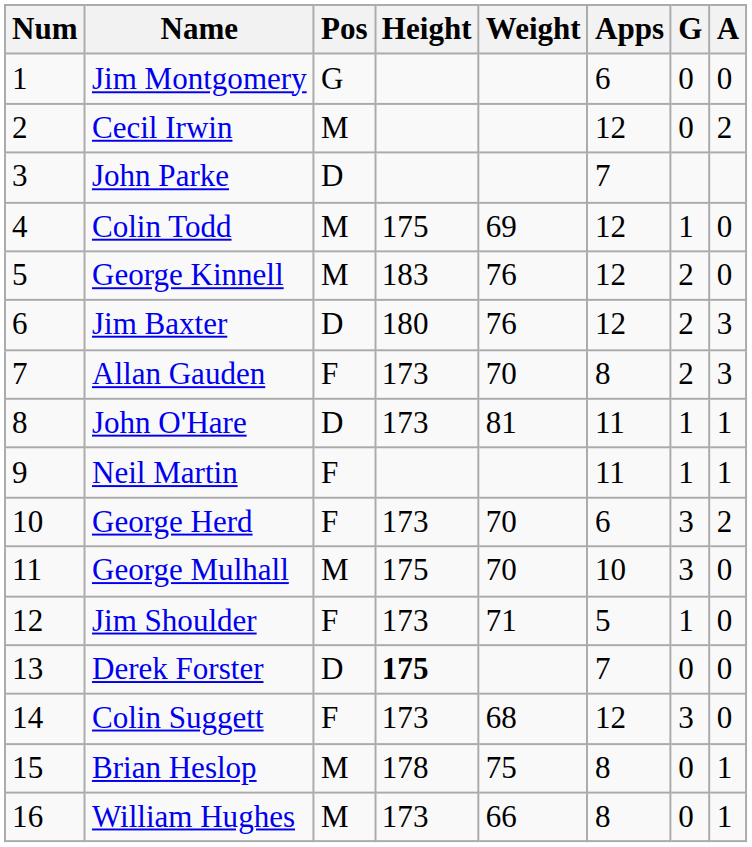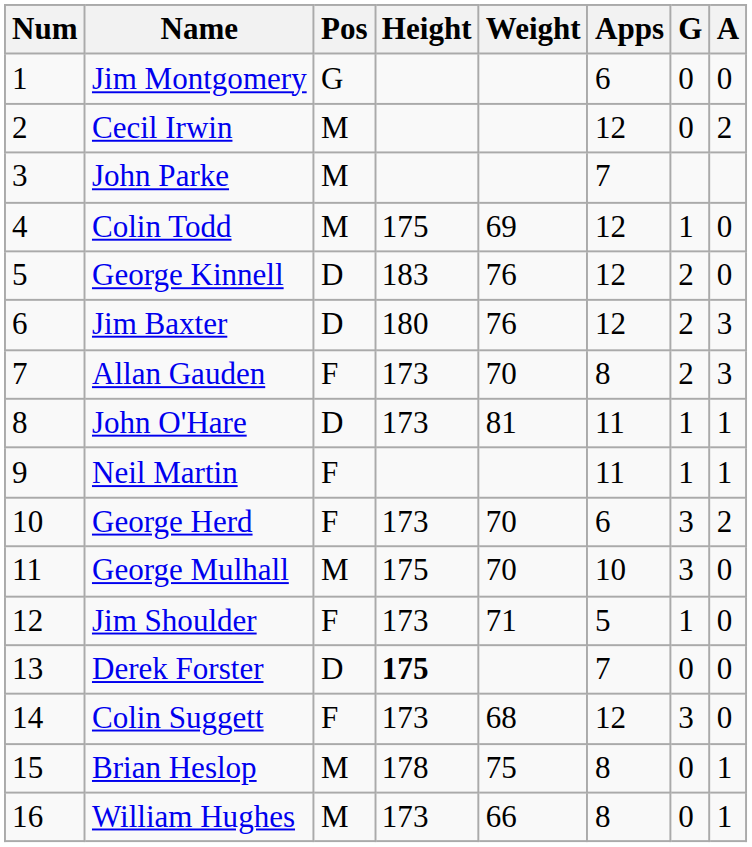(332, 176) D -> (335, 176) M
(335, 275) M -> (332, 275) D
